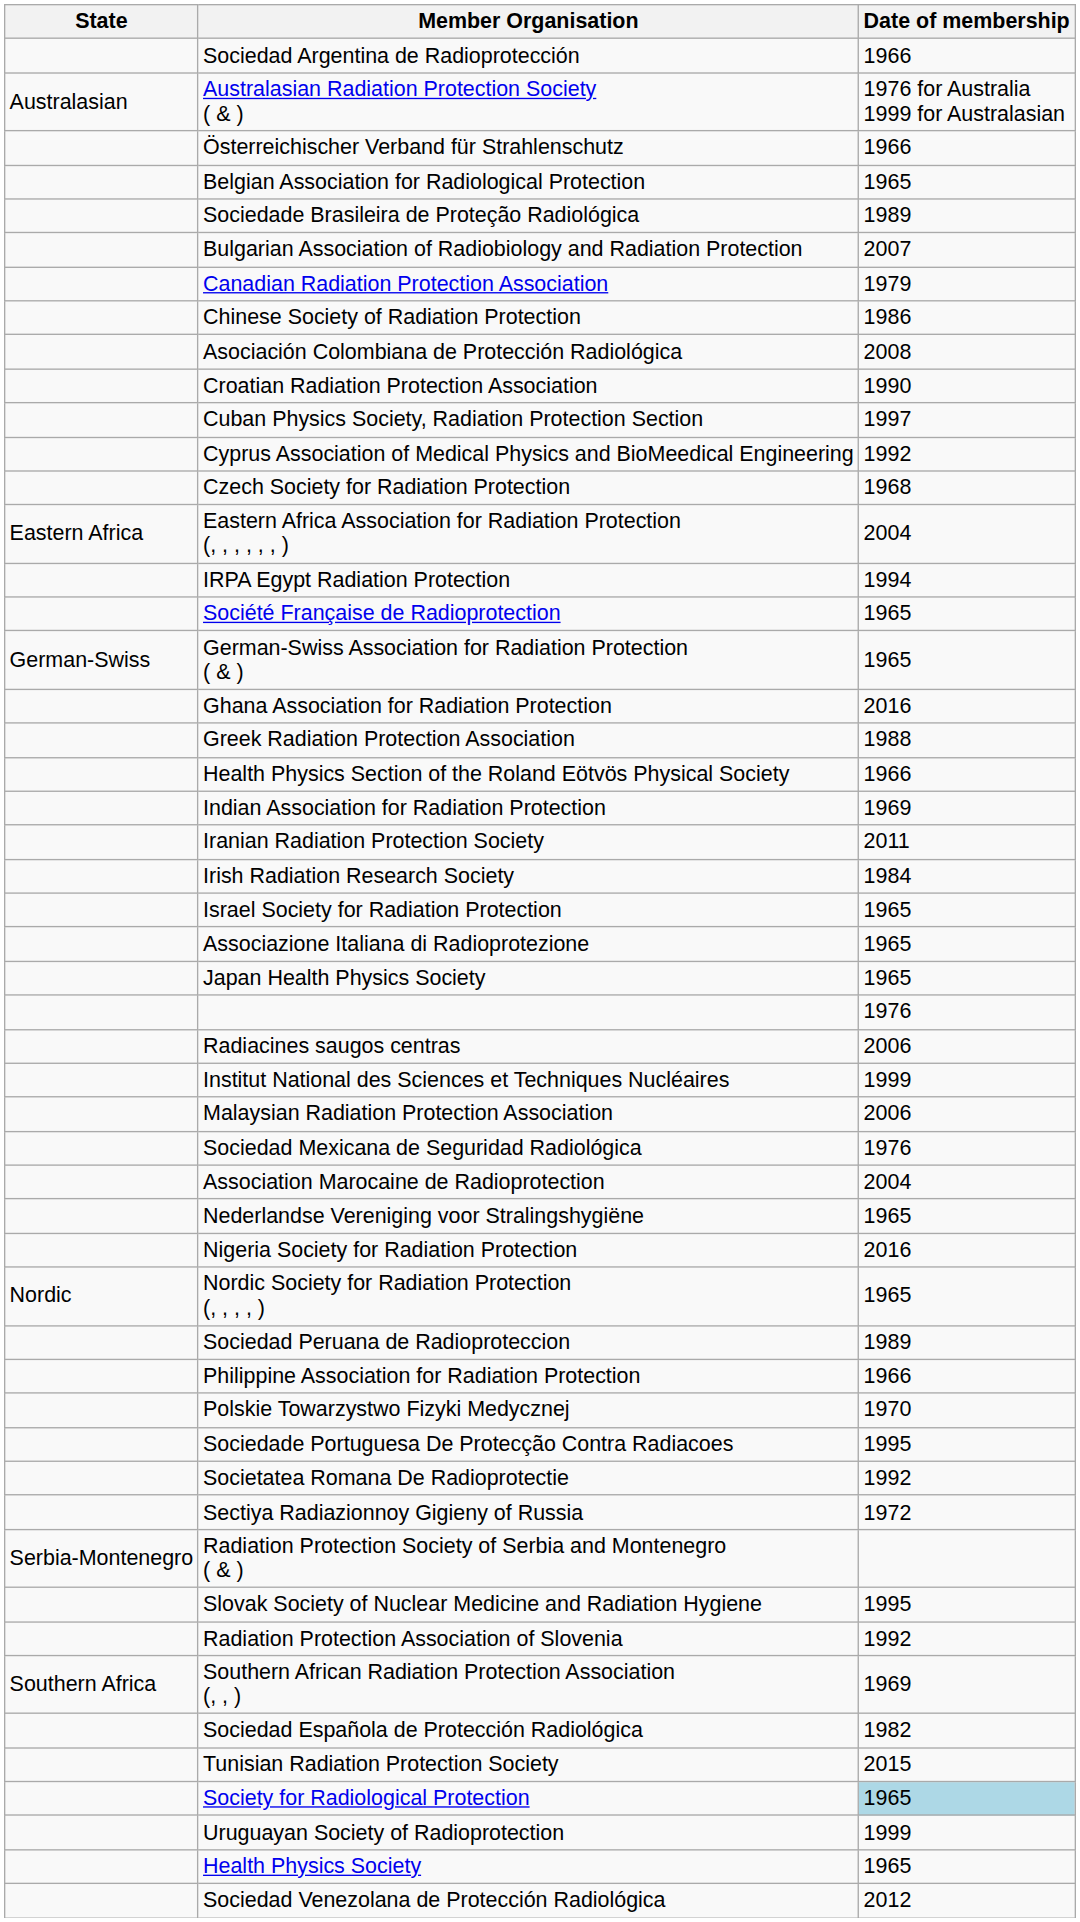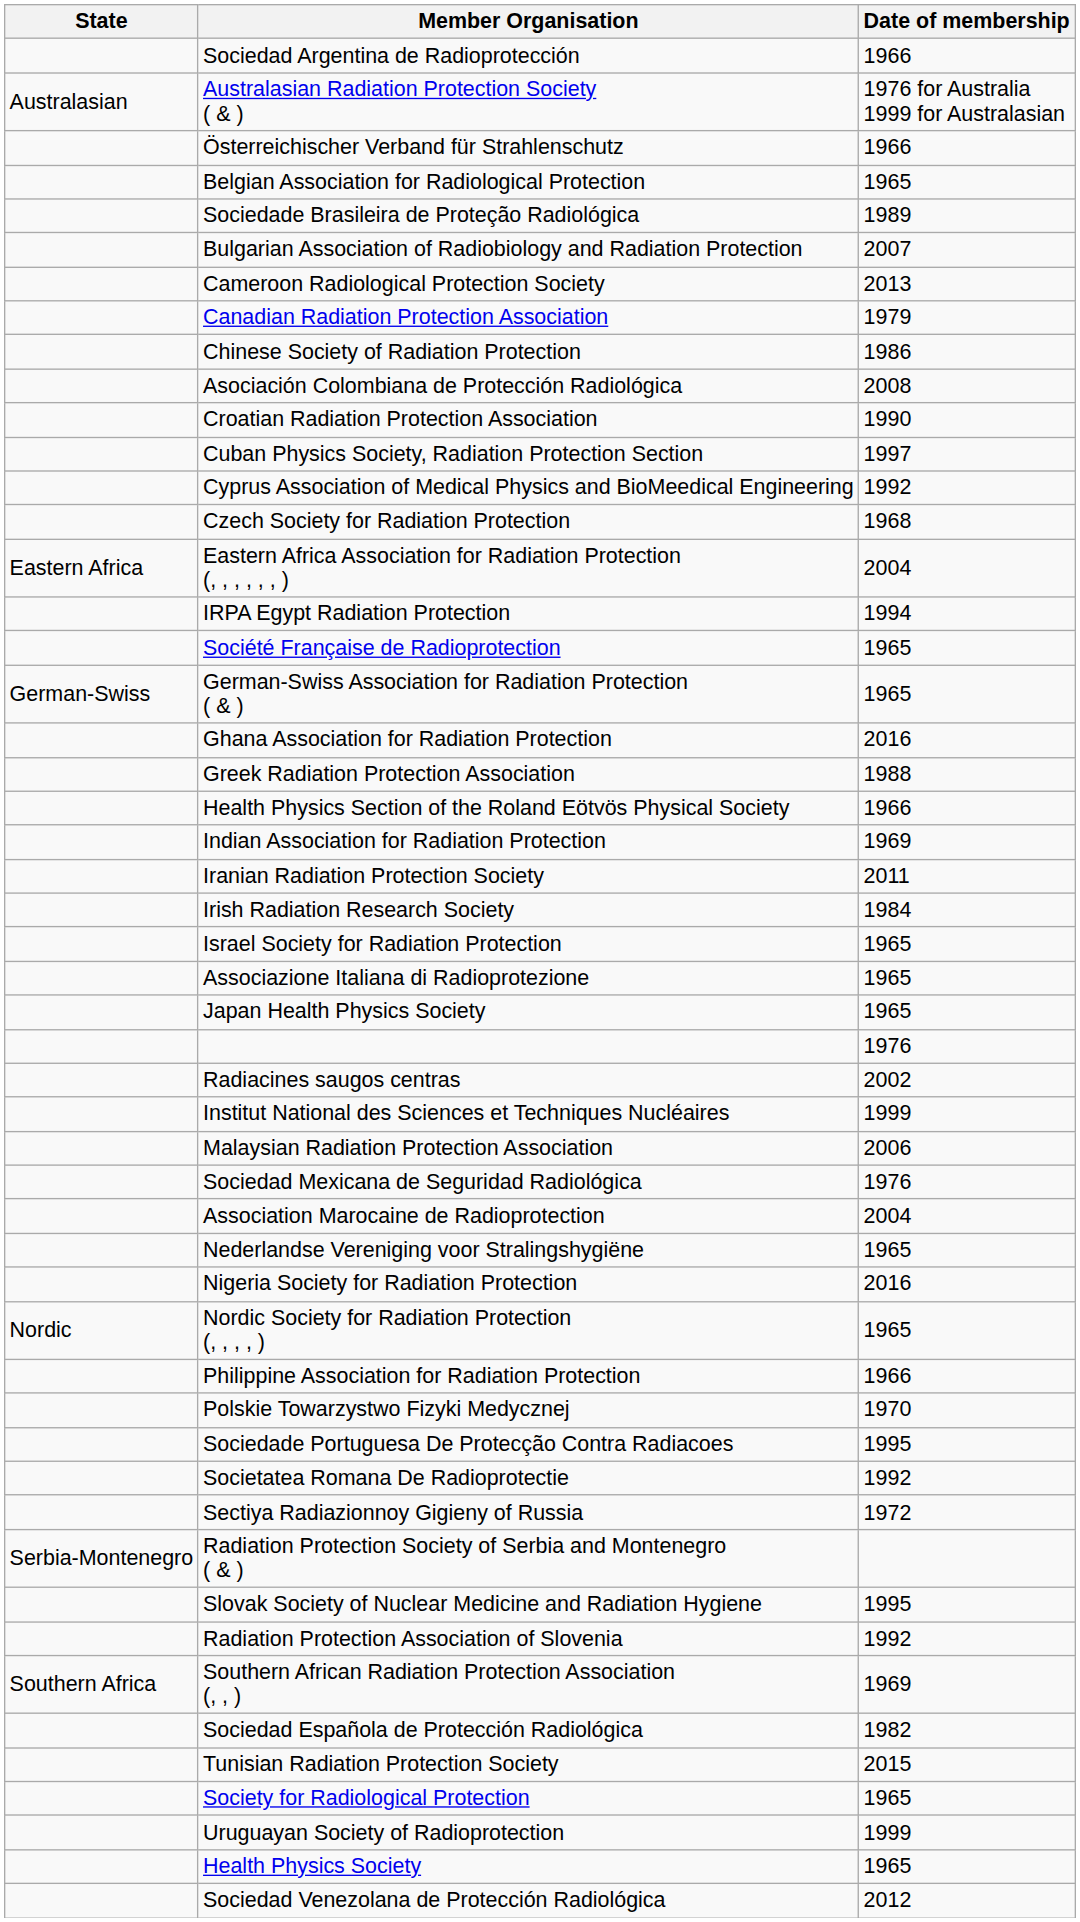+ row: (404, 283)
(887, 1045) 2006 -> (887, 1079) 2002
- row: (387, 1342)
(887, 1798) lightblue background -> (887, 1798) no background
